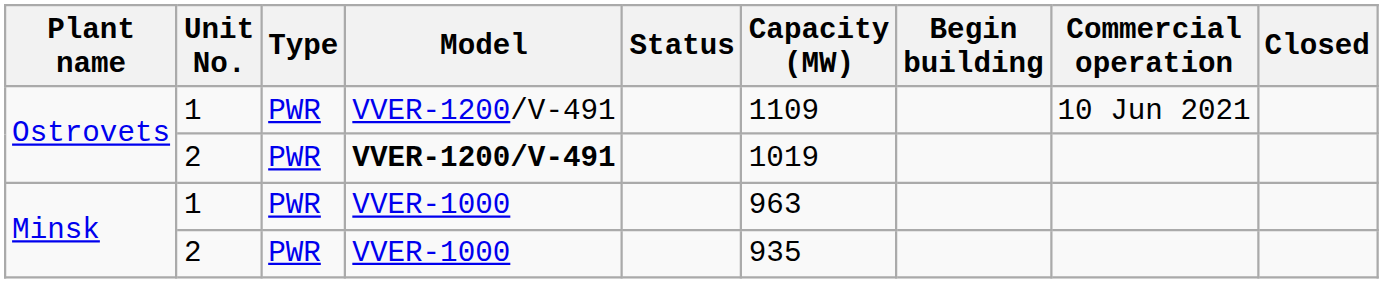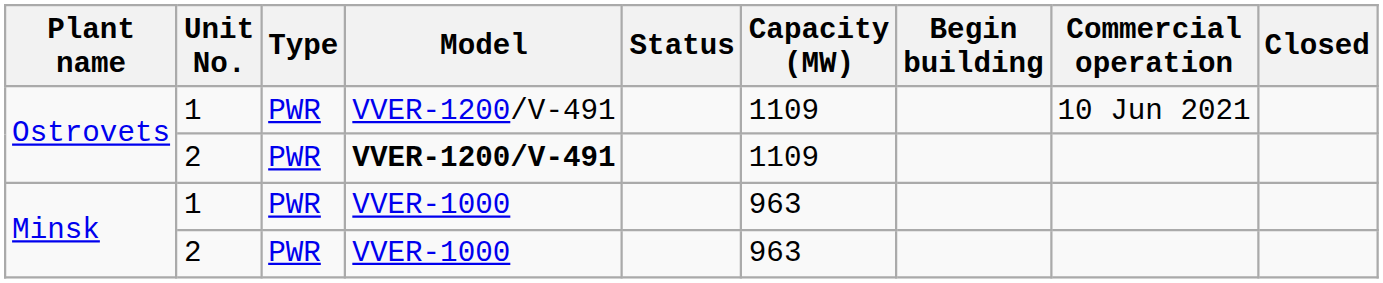(784, 158) 1019 -> (784, 158) 1109
(775, 253) 935 -> (775, 253) 963
